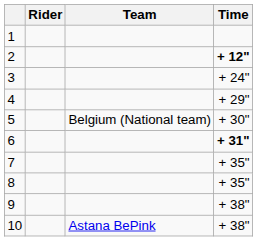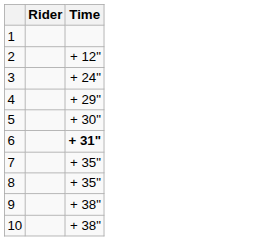- column: (140, 15)
(233, 57) bold -> (85, 57) normal
